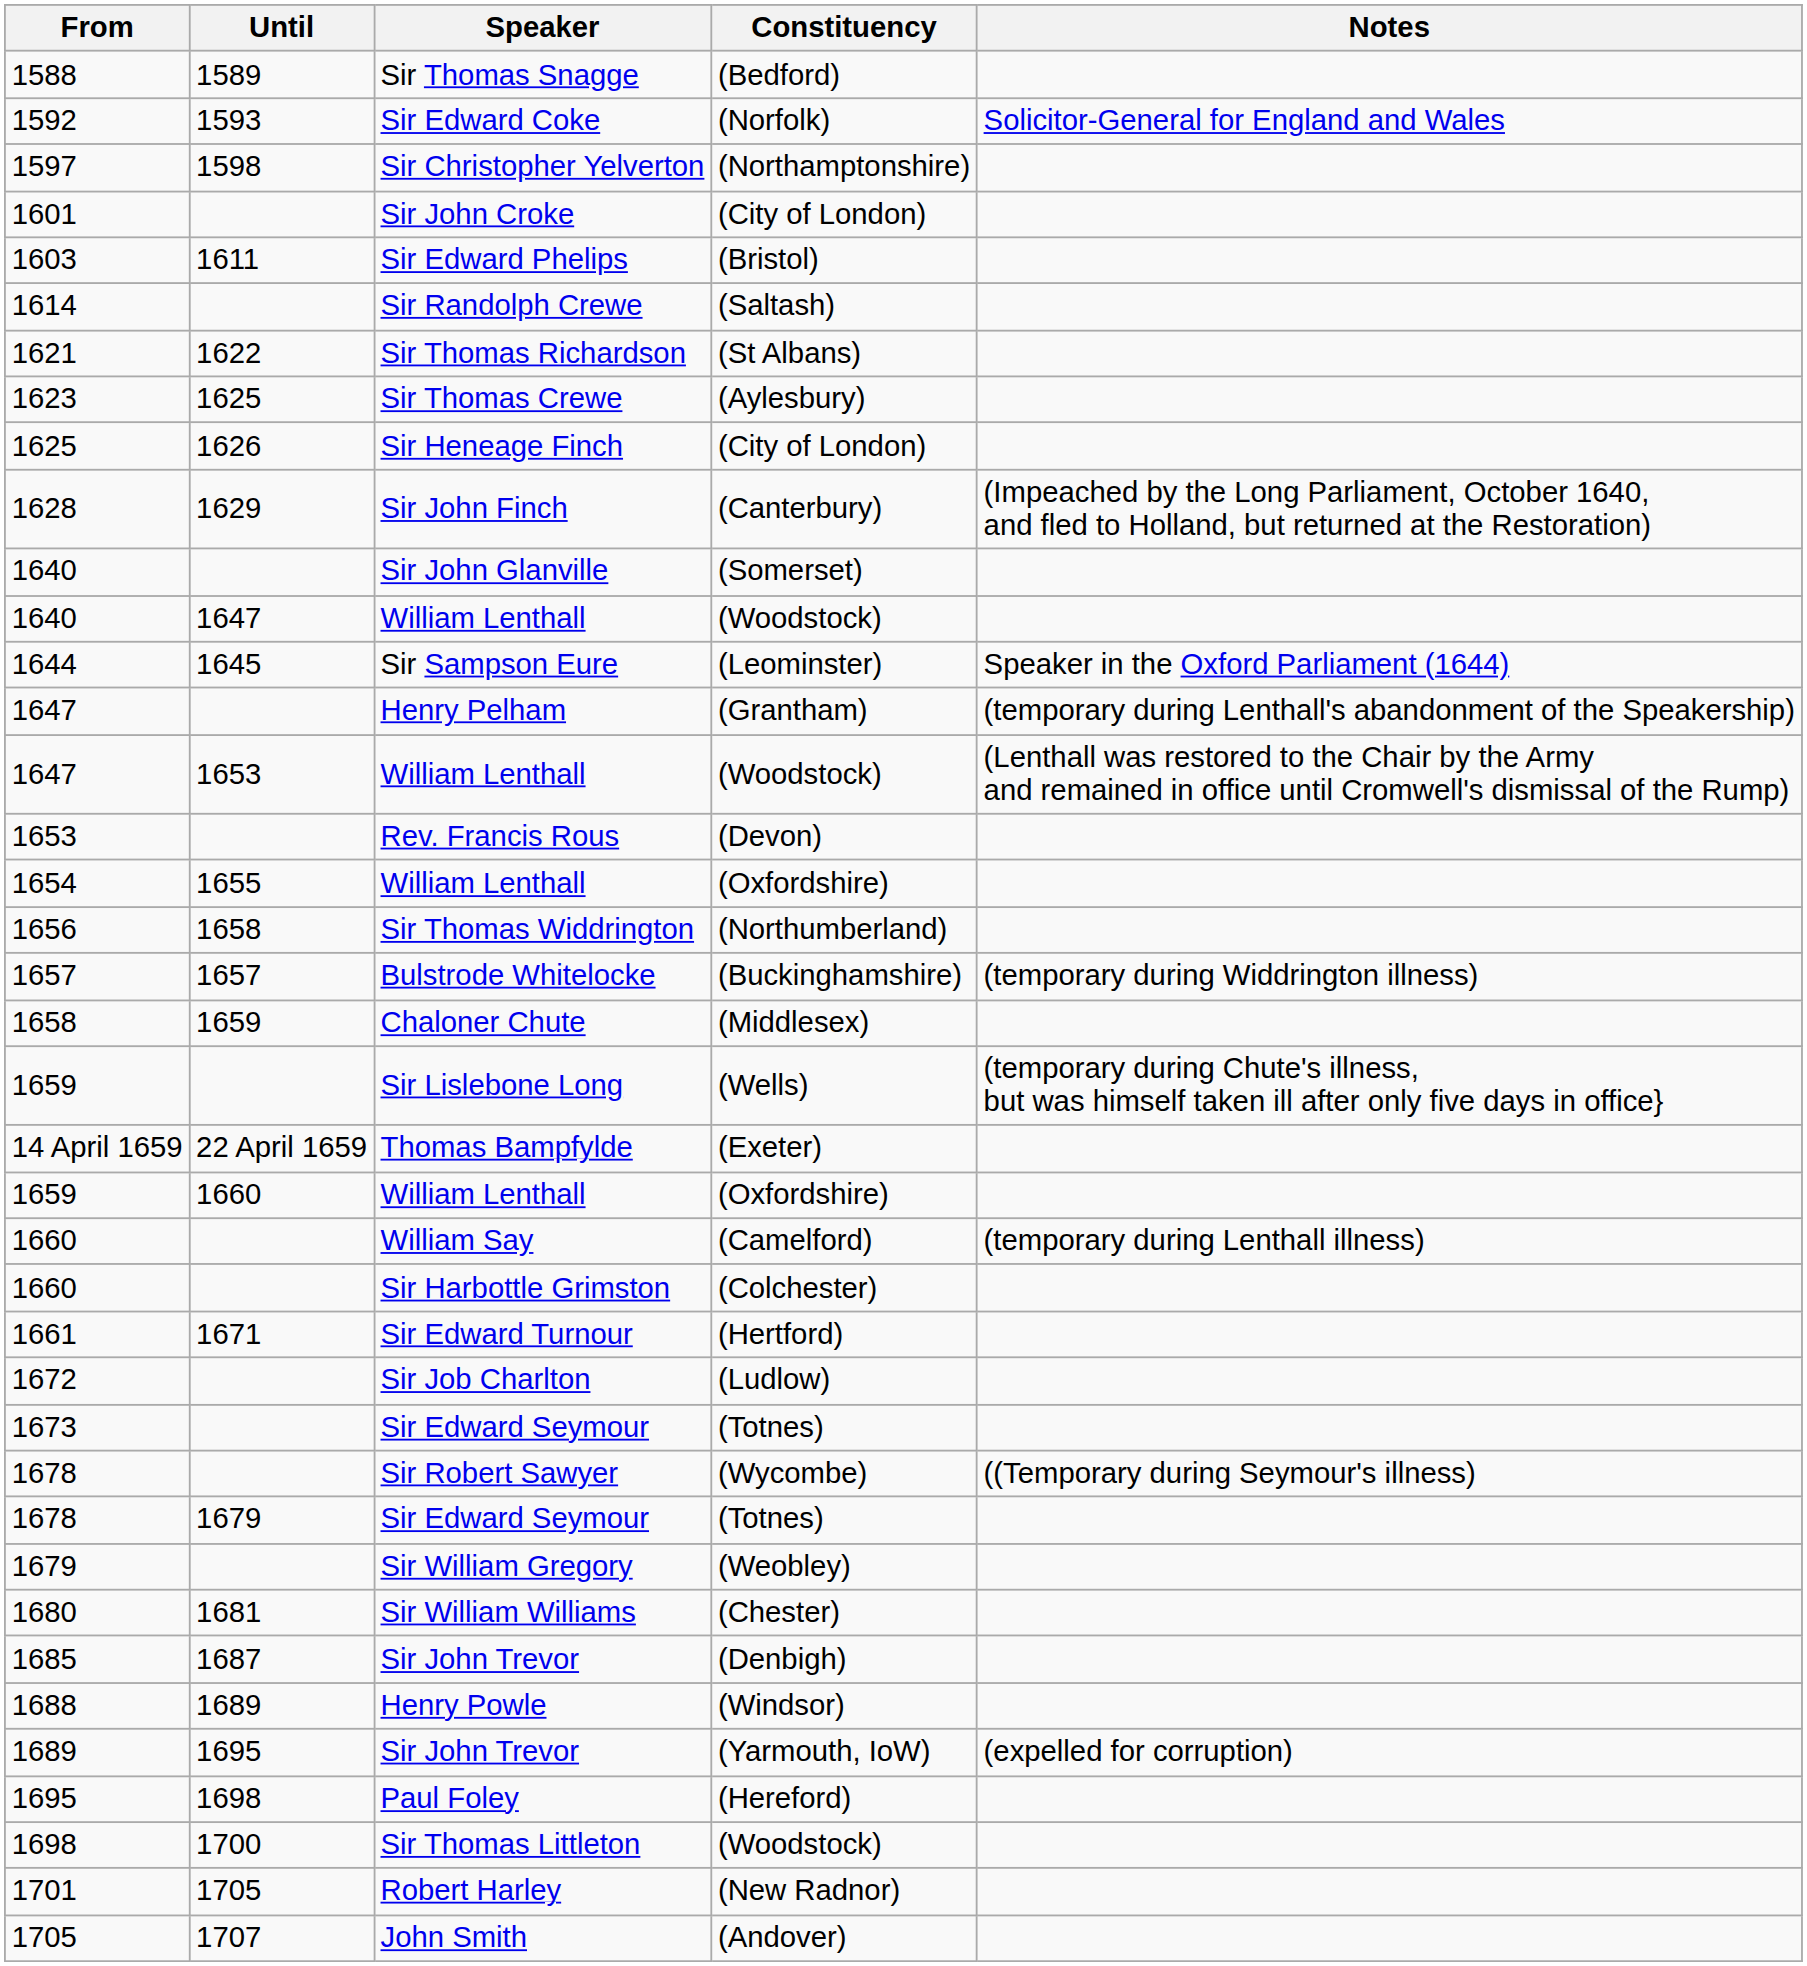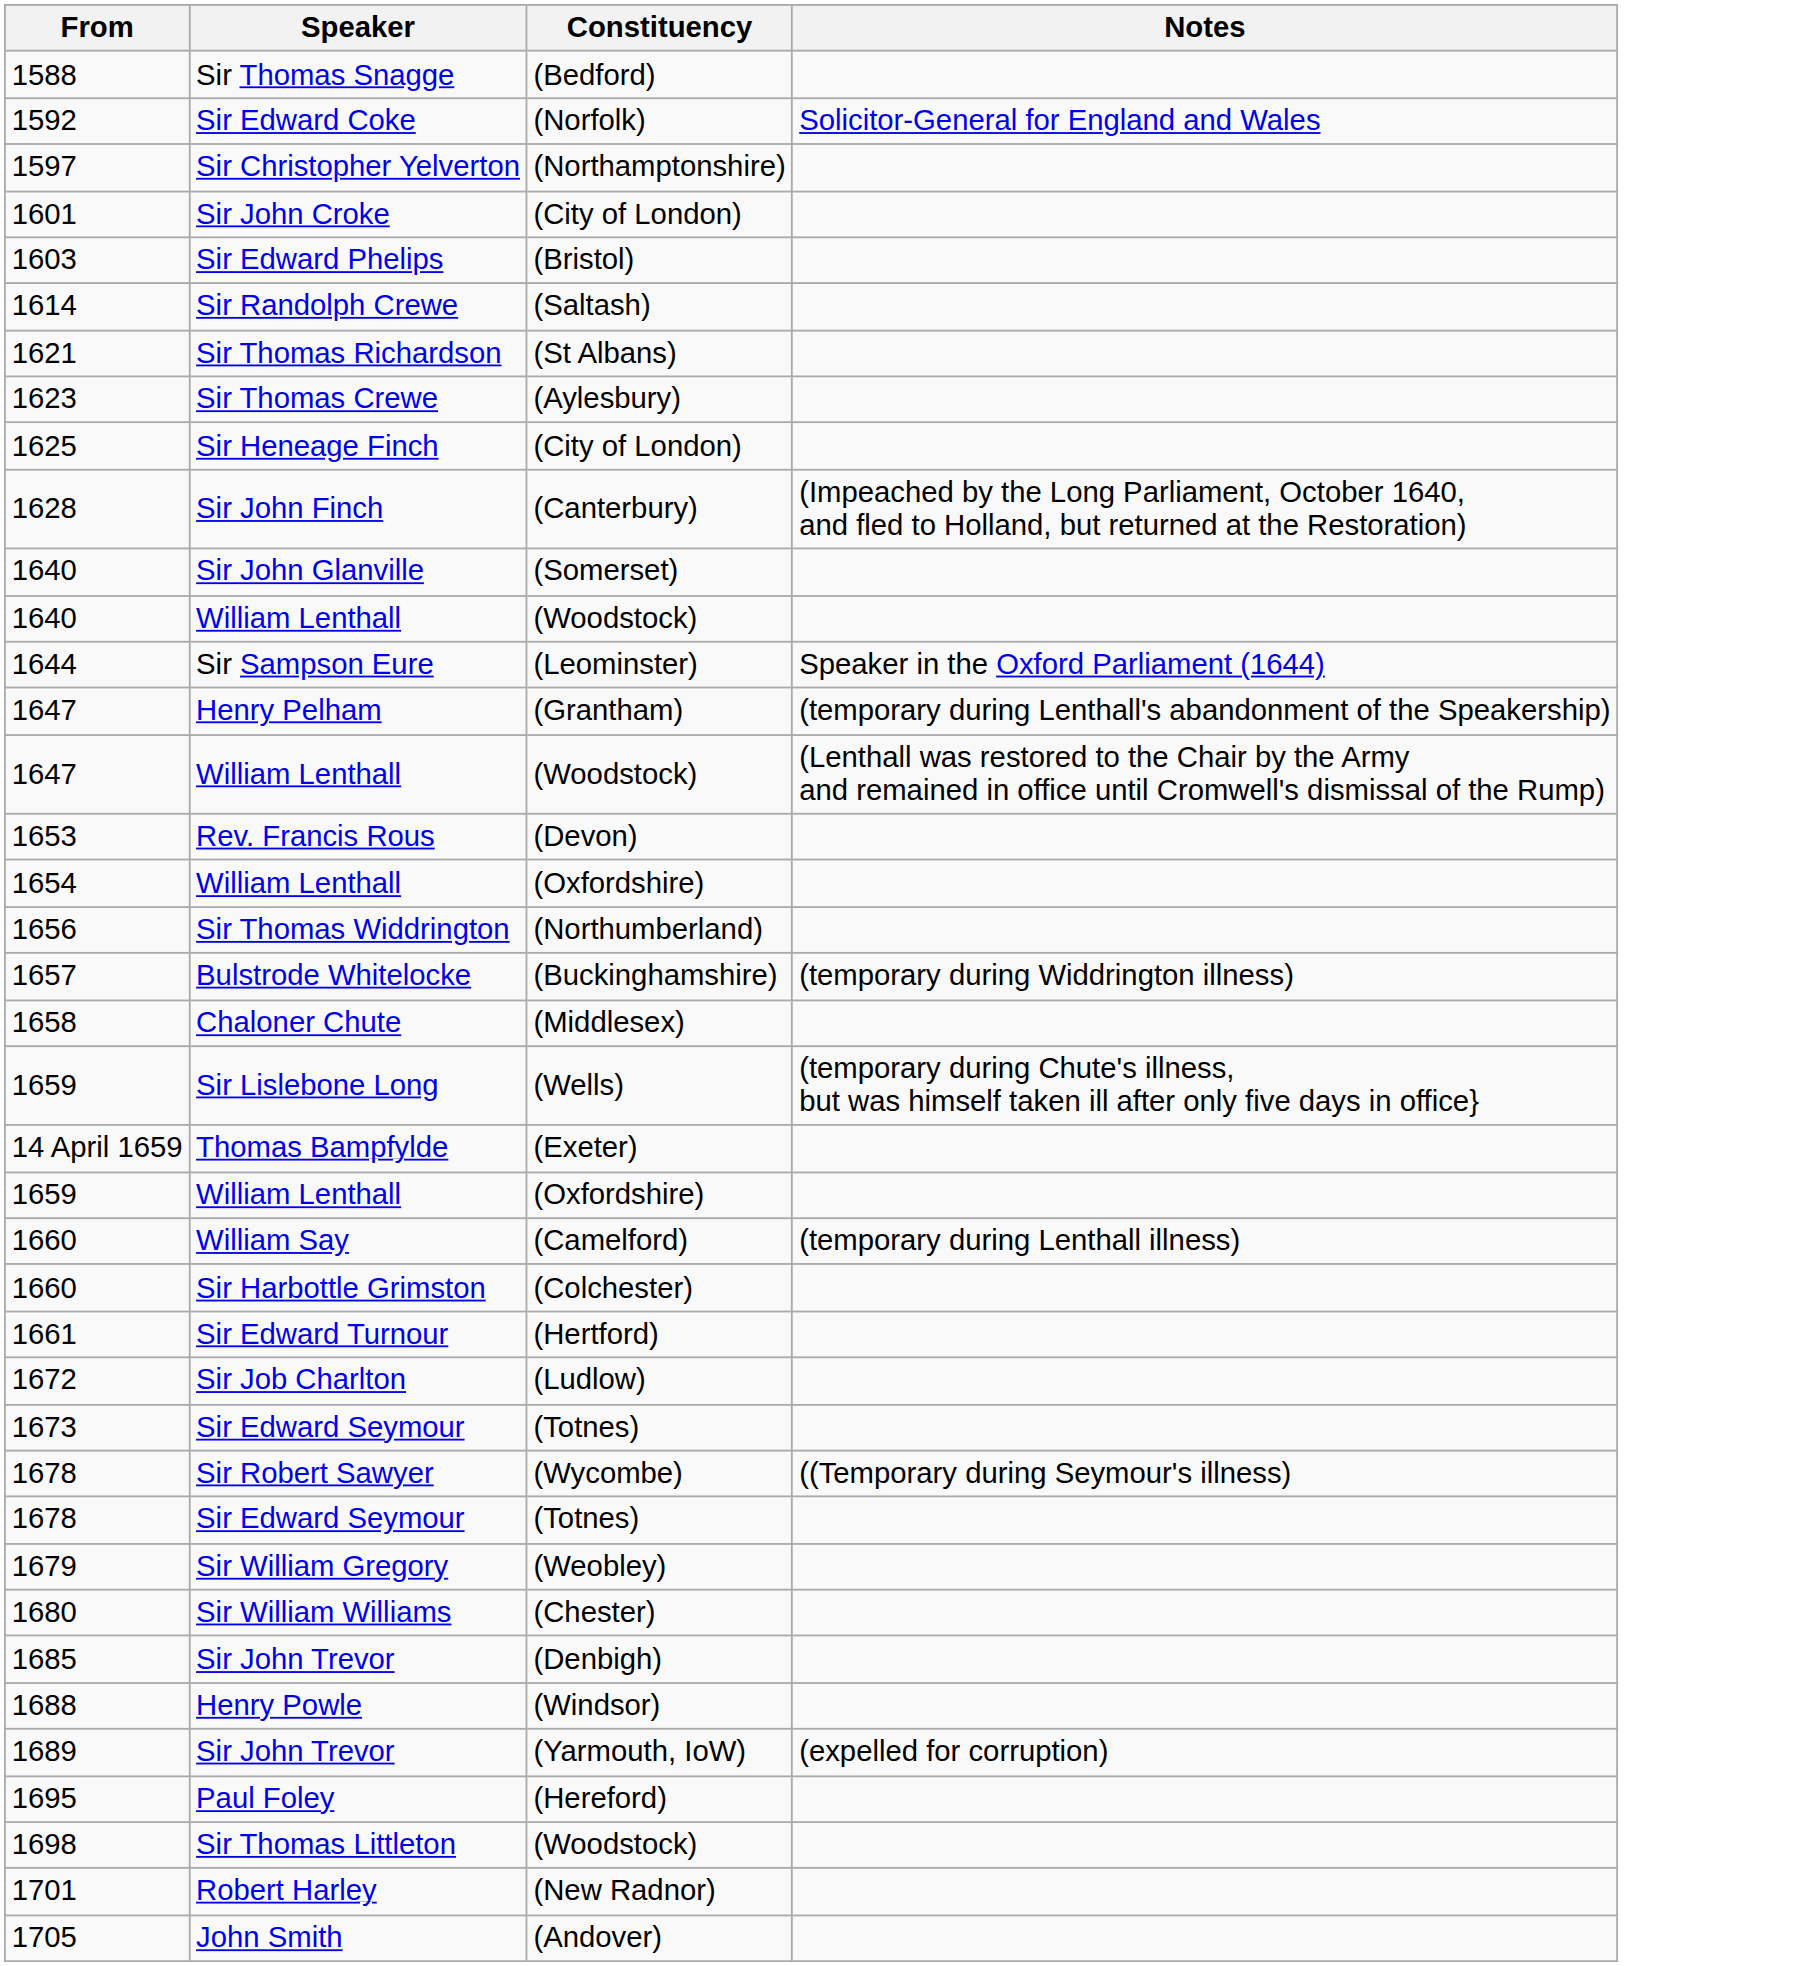- column: (282, 27)
